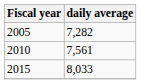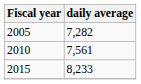(80, 69) 8,033 -> (80, 69) 8,233
